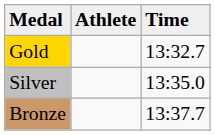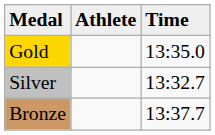(175, 51) 13:32.7 -> (175, 51) 13:35.0
(175, 82) 13:35.0 -> (175, 82) 13:32.7
